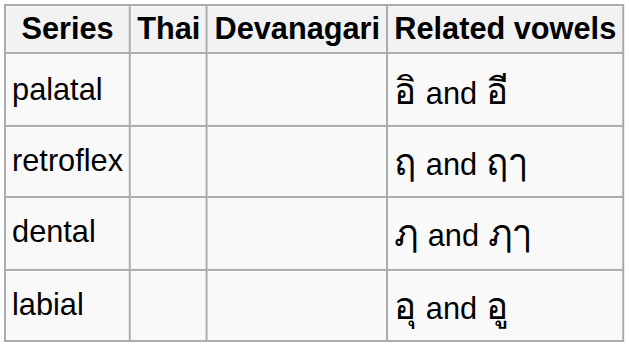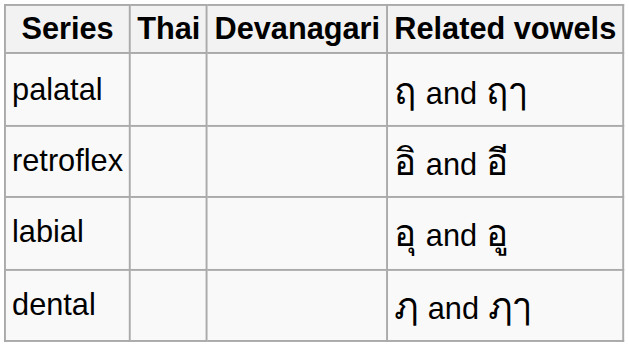(451, 91) อิ and อี -> (460, 91) ฤ and ฤๅ
(460, 162) ฤ and ฤๅ -> (451, 162) อิ and อี
rows swapped: (54, 232) <-> (48, 304)
